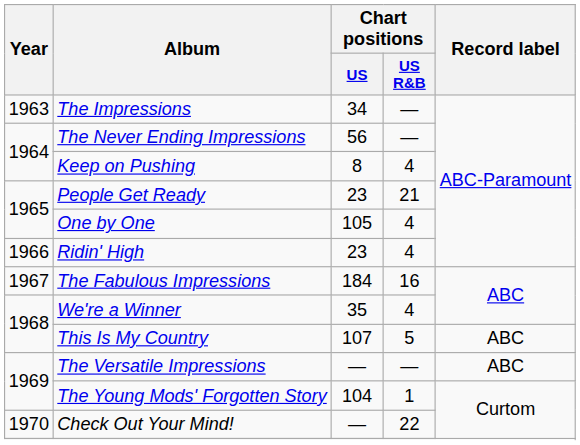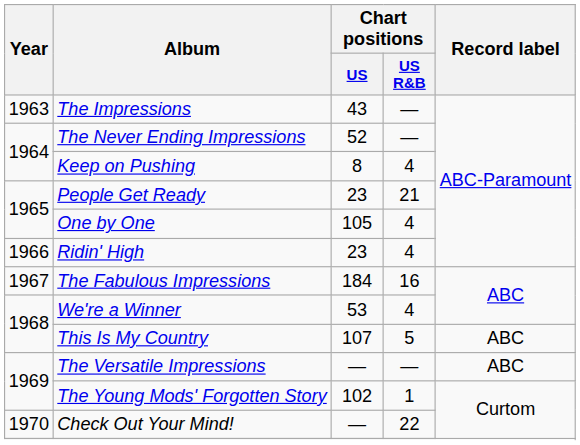(357, 108) 34 -> (357, 108) 43
(357, 137) 56 -> (357, 137) 52
(357, 309) 35 -> (357, 309) 53
(357, 395) 104 -> (357, 395) 102
